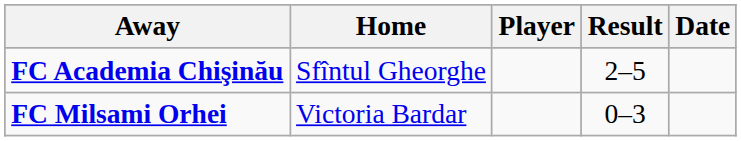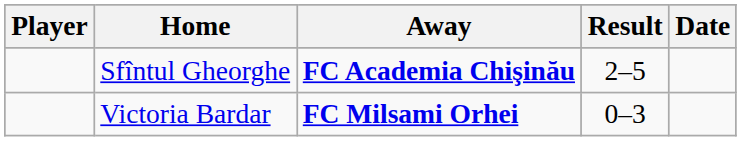columns swapped: (537, 26) <-> (147, 26)
